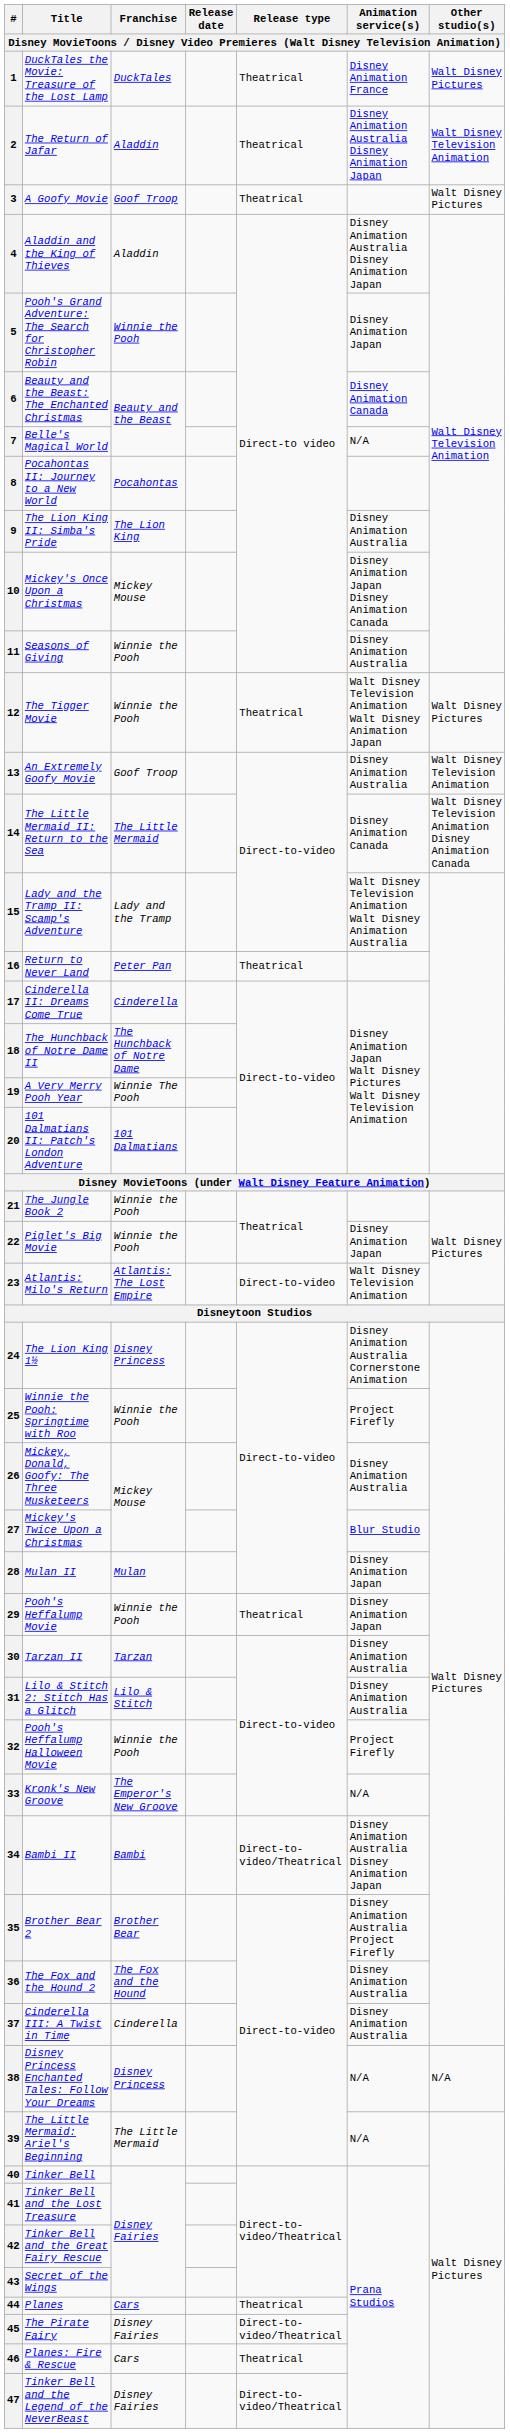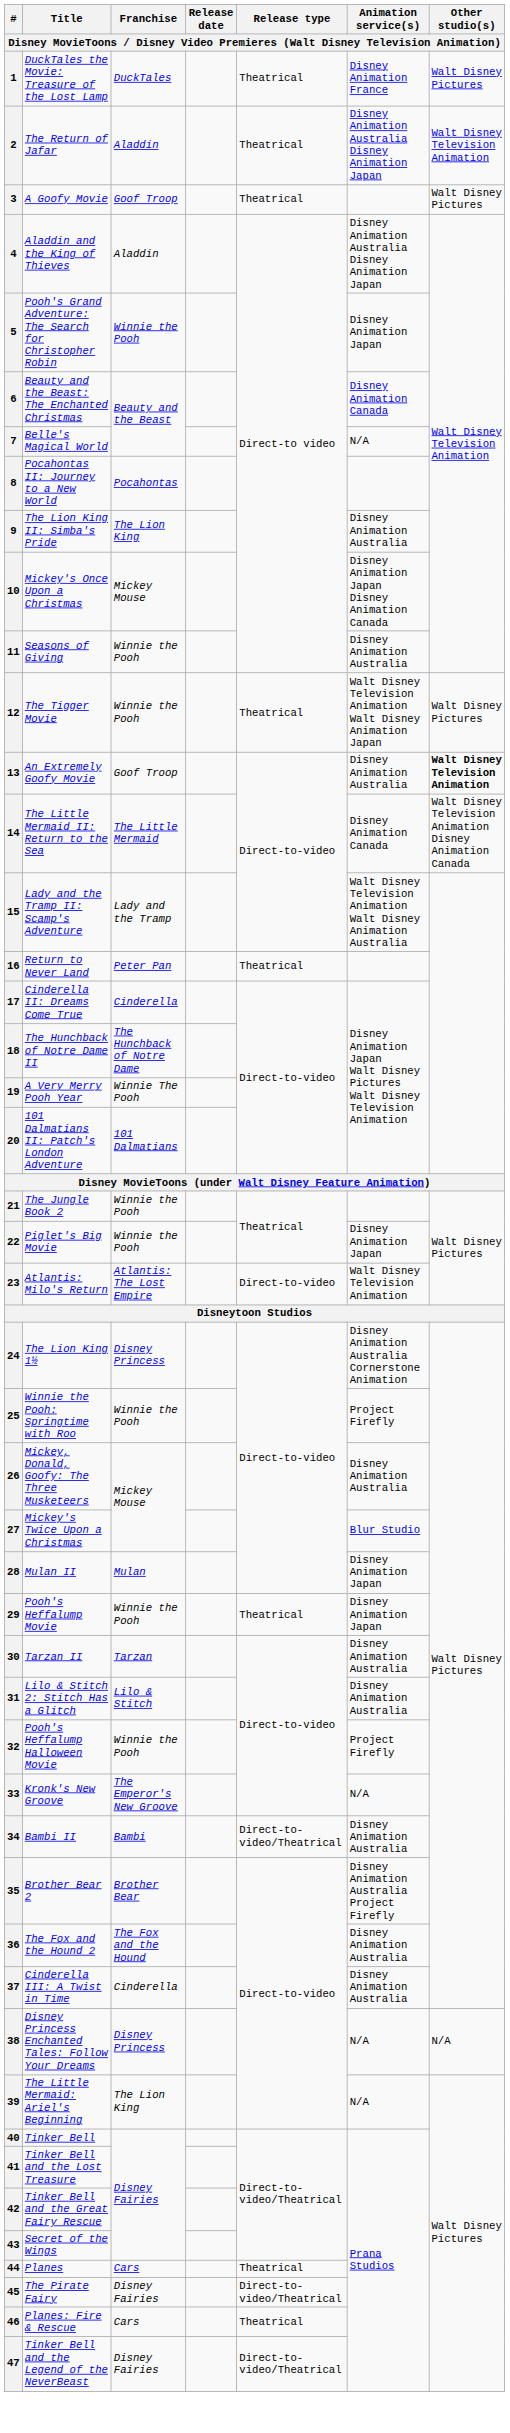(467, 773) normal -> (467, 773) bold
(378, 1855) Disney Animation Australia Disney Animation Japan -> (378, 1837) Disney Animation Australia
(146, 2139) The Little Mermaid -> (139, 2102) The Lion King
